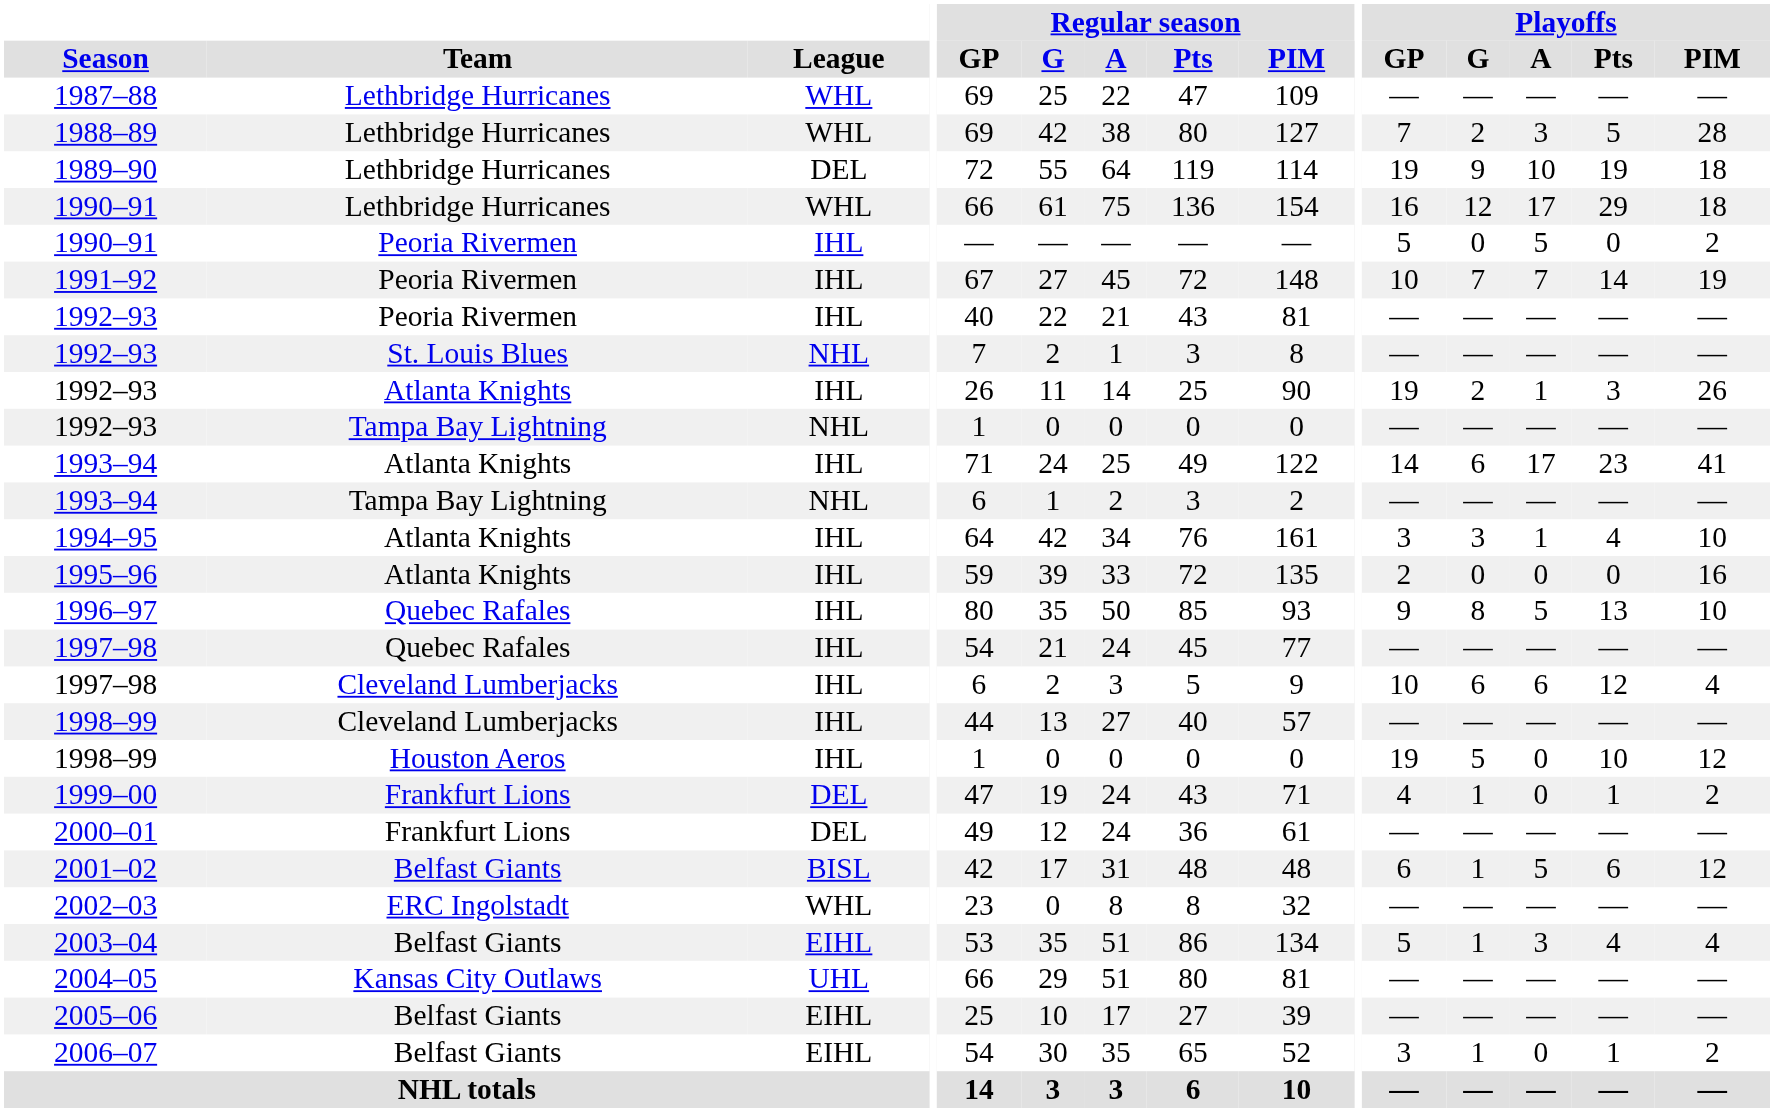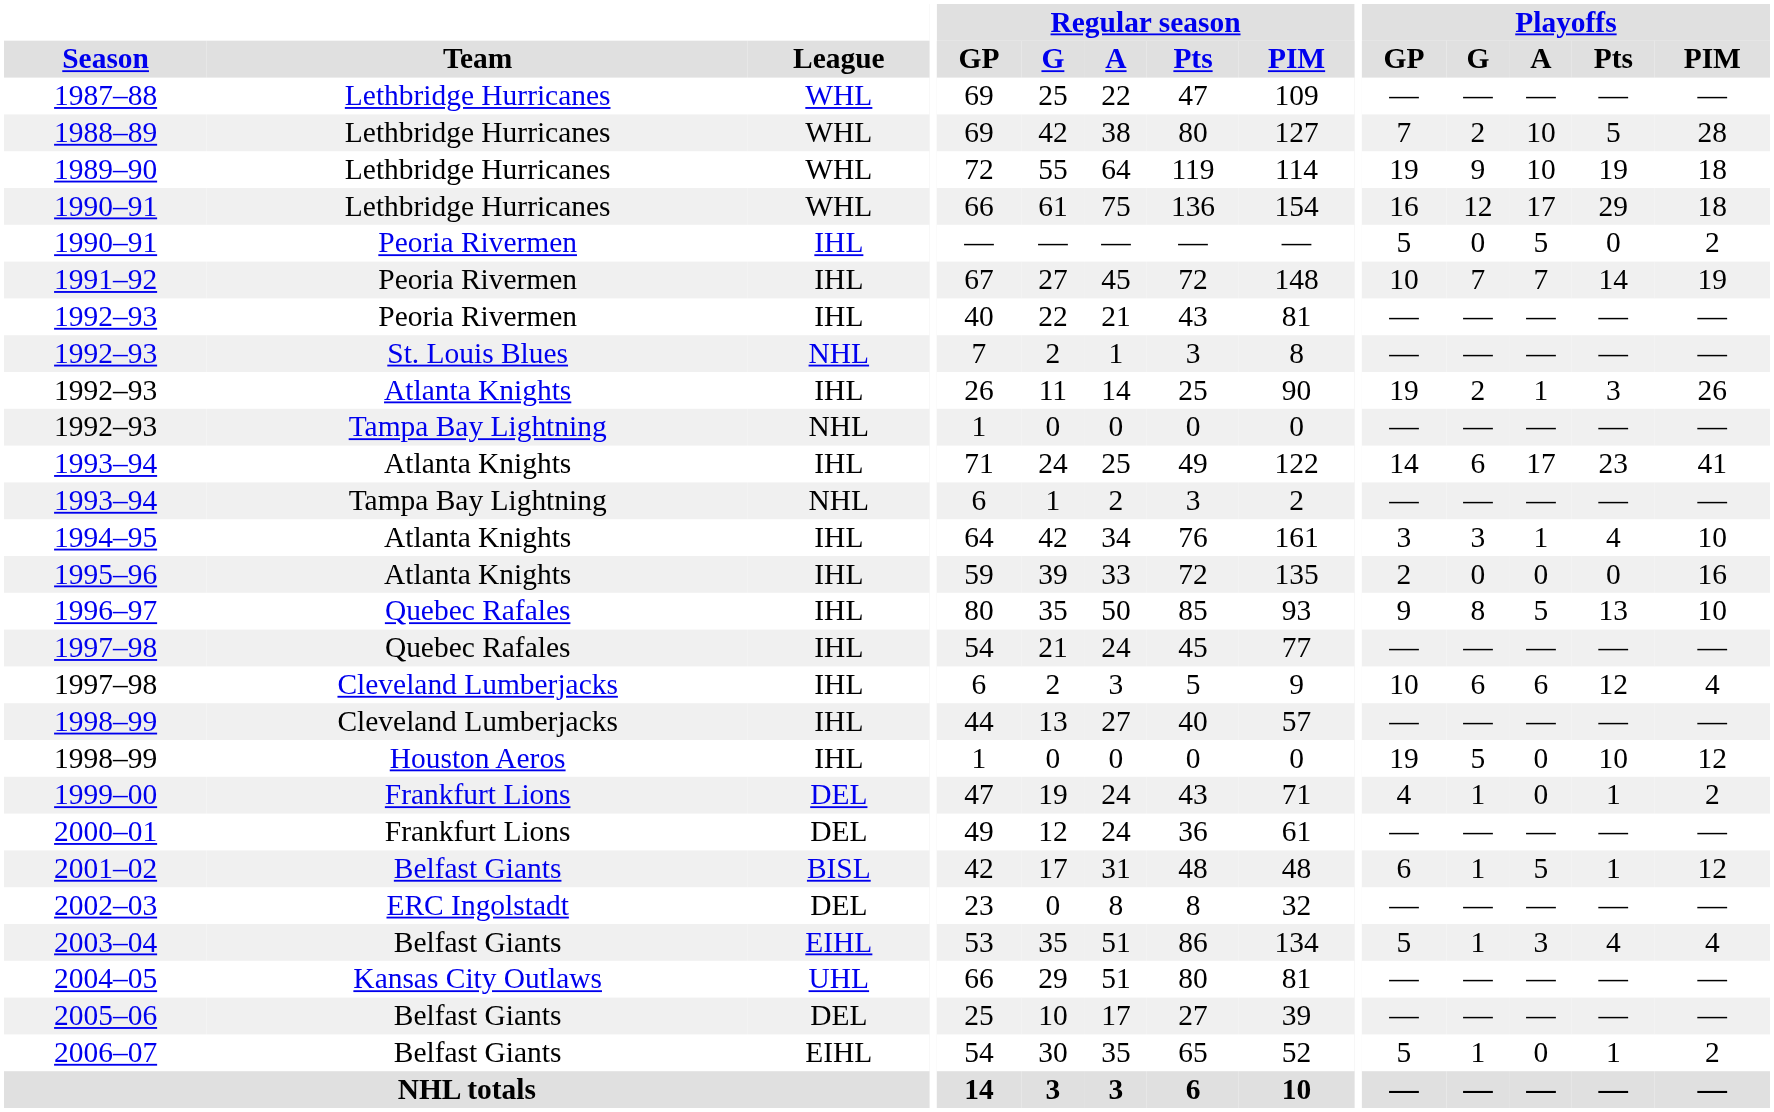(1541, 132) 3 -> (1541, 132) 10
(839, 169) DEL -> (839, 169) WHL
(1613, 868) 6 -> (1613, 868) 1
(839, 905) WHL -> (839, 905) DEL
(839, 1015) EIHL -> (839, 1015) DEL
(1404, 1052) 3 -> (1404, 1052) 5
